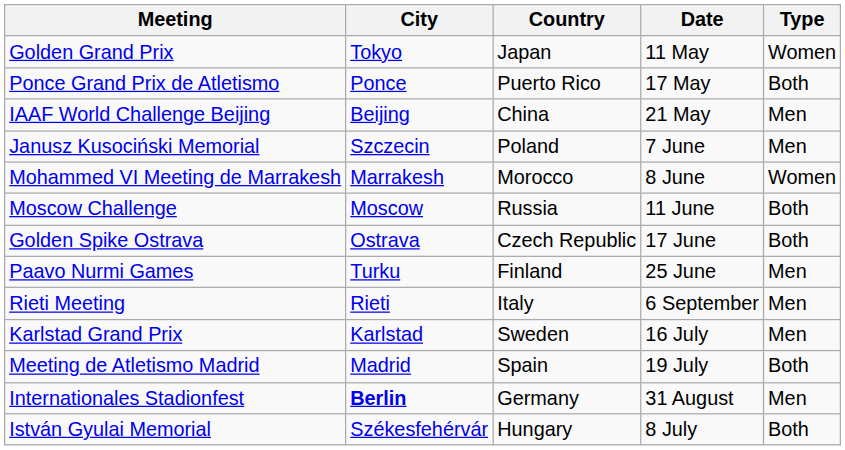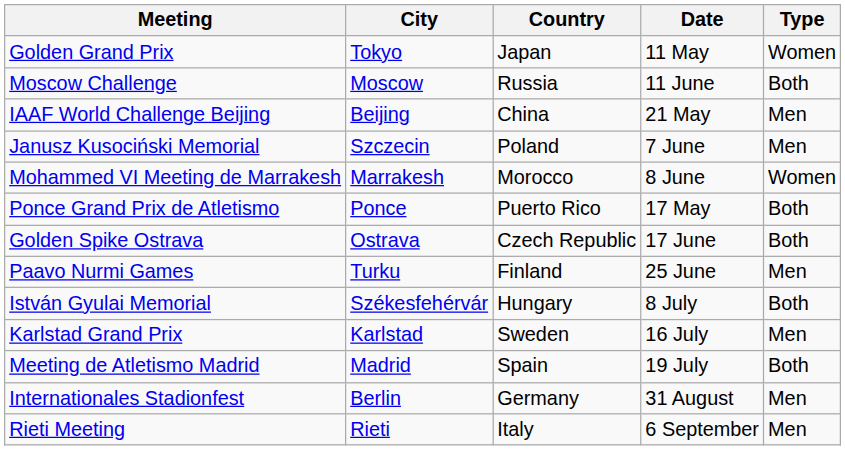rows swapped: (144, 83) <-> (93, 209)
rows swapped: (110, 429) <-> (67, 303)
(378, 397) bold -> (376, 397) normal
